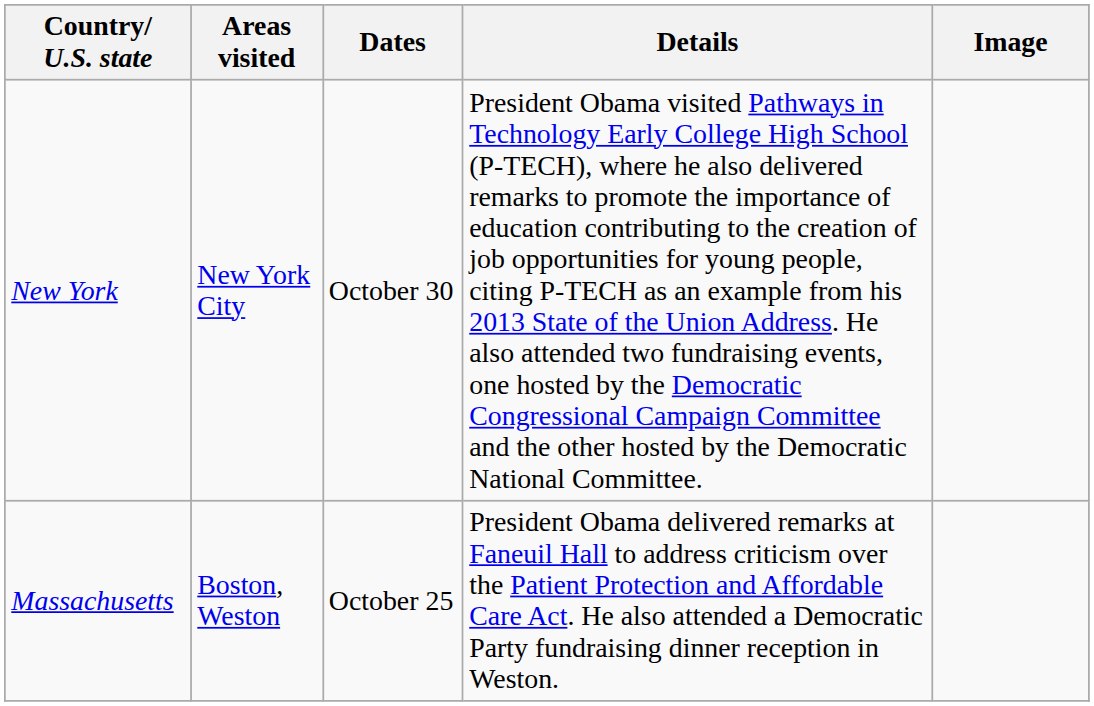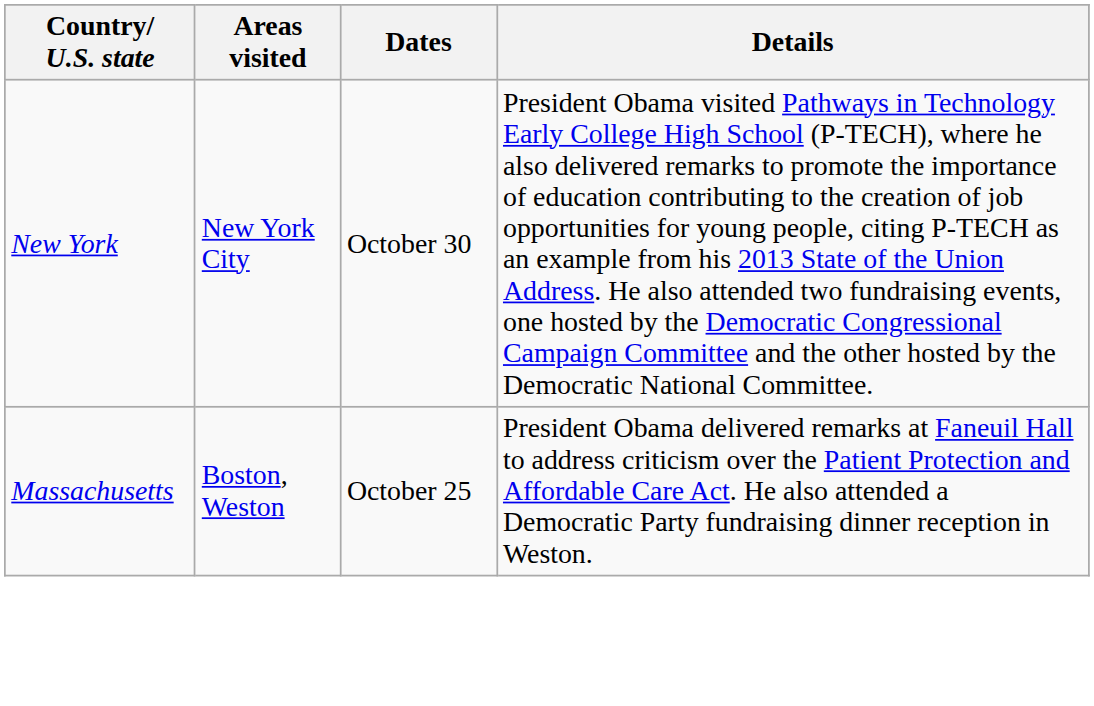- column: (1011, 42)
